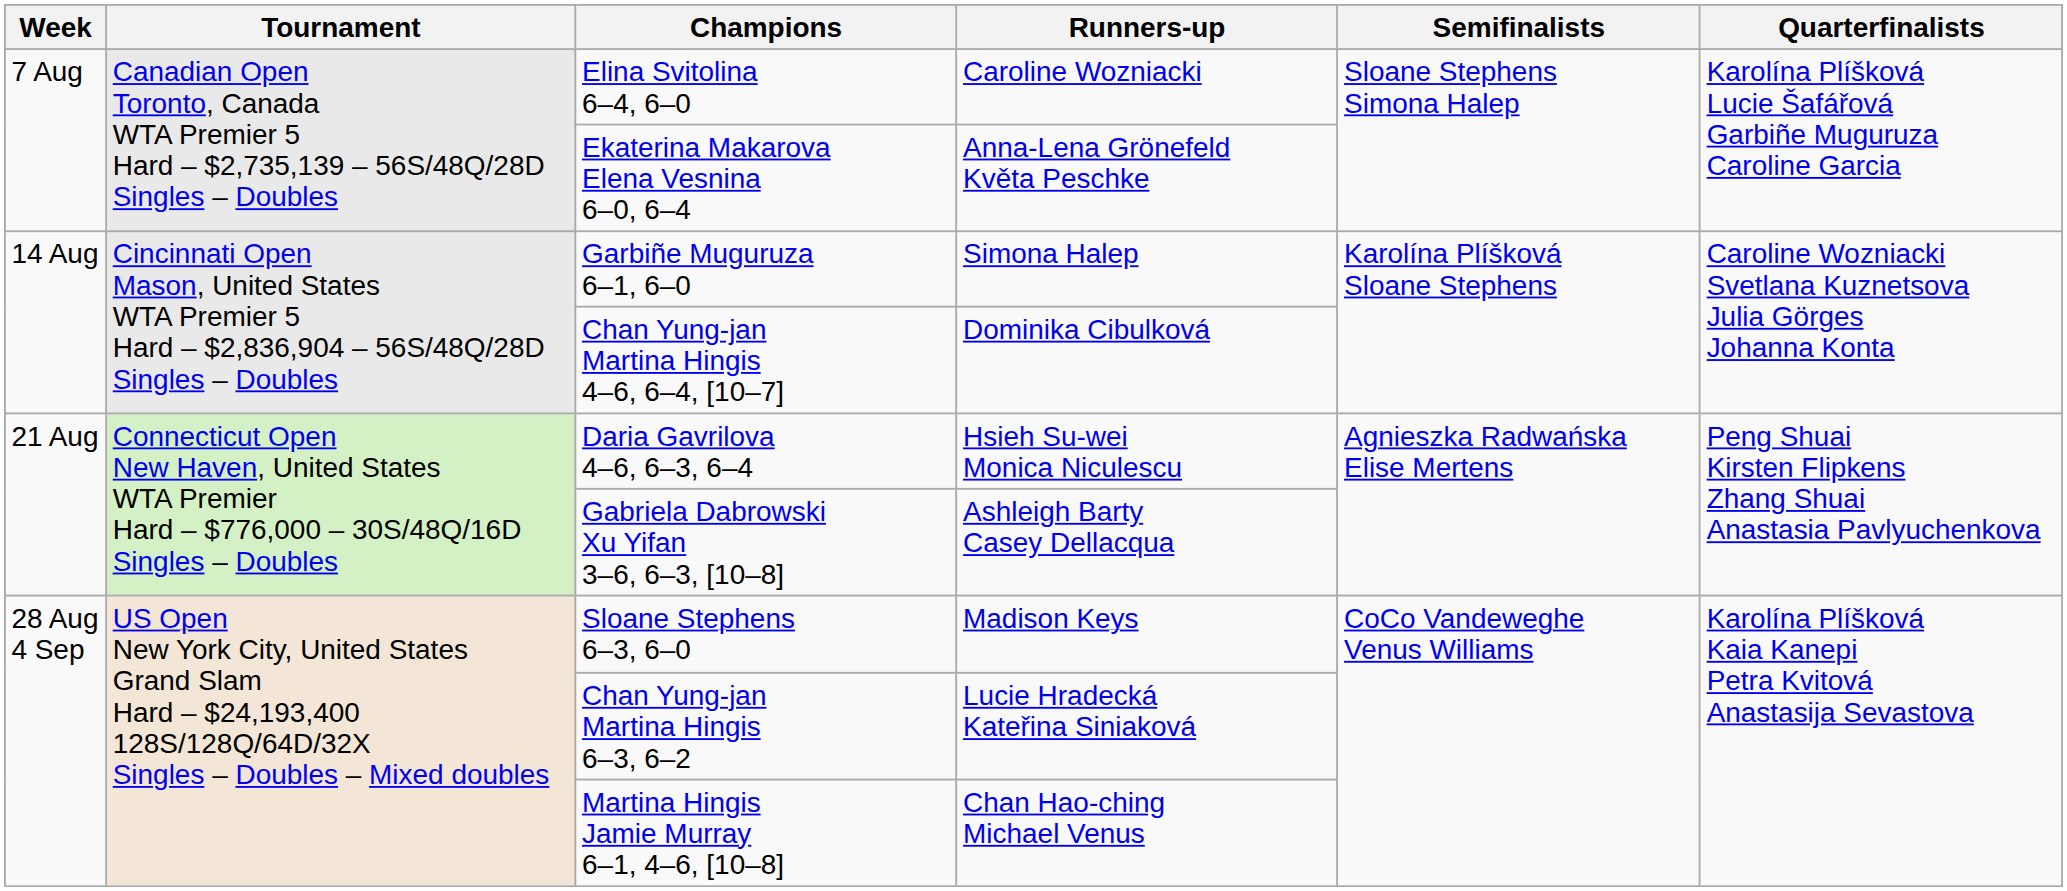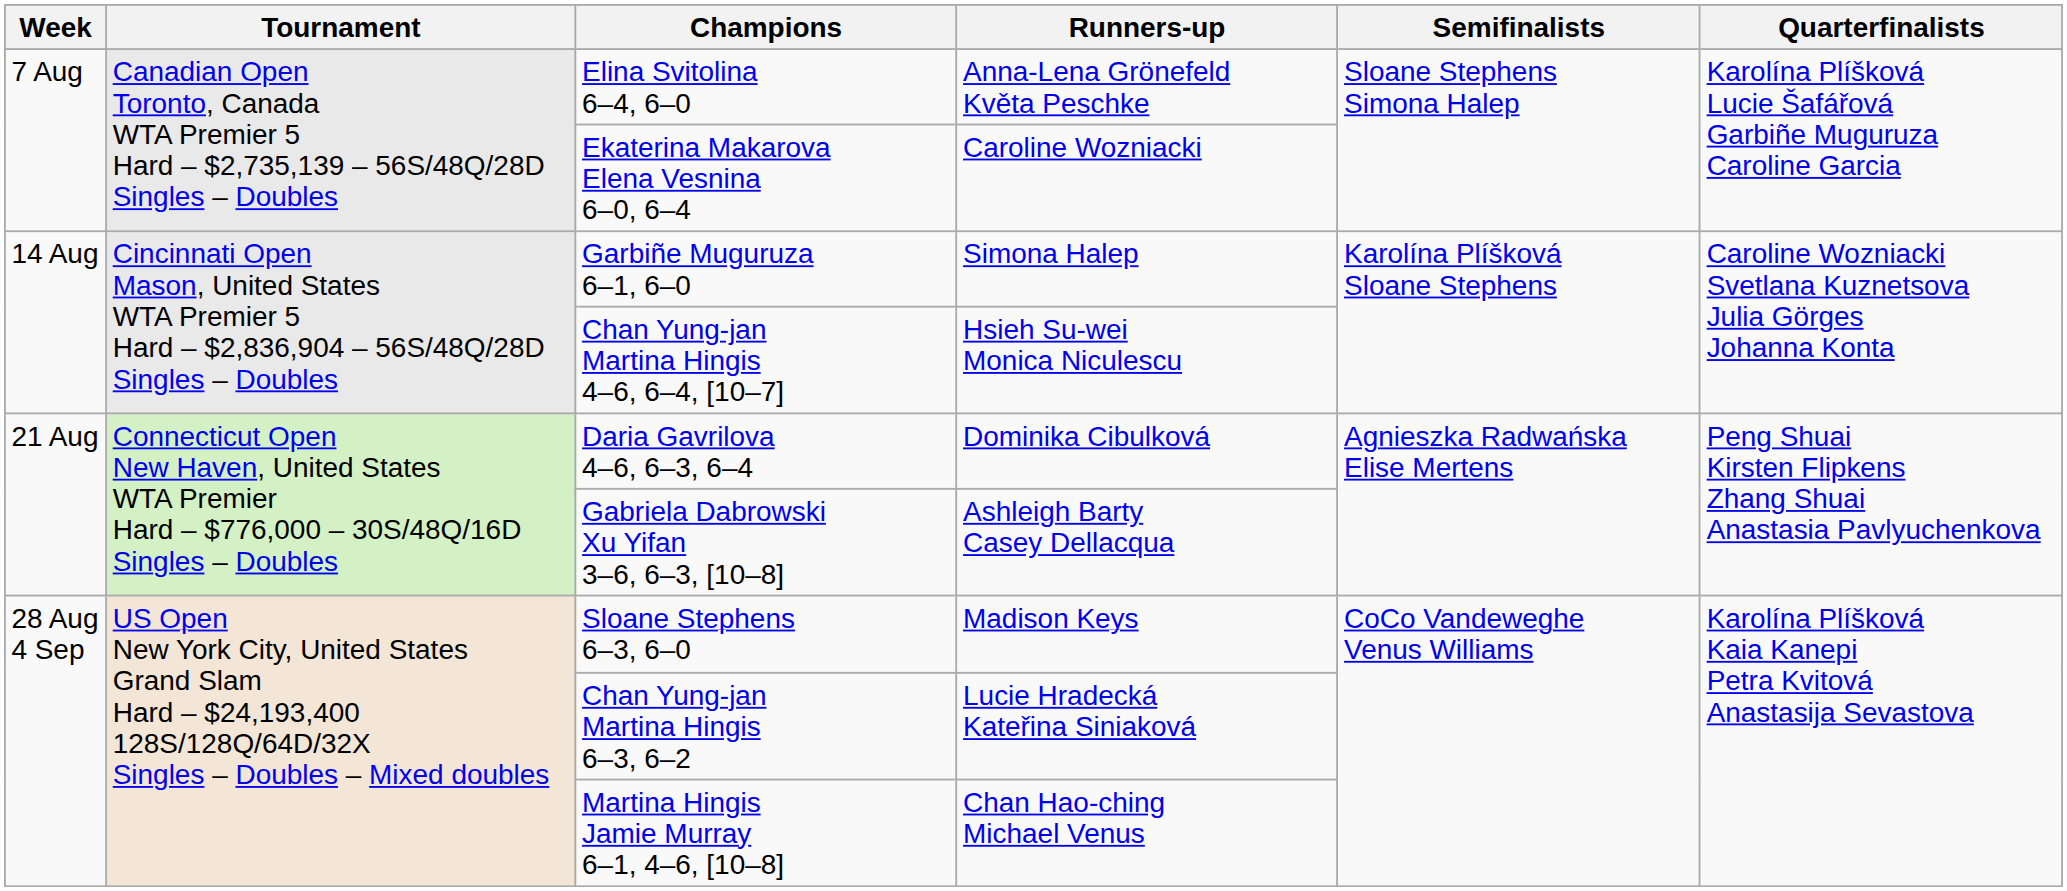(1082, 72) Caroline Wozniacki -> (1097, 87) Anna-Lena Grönefeld Květa Peschke
(1097, 163) Anna-Lena Grönefeld Květa Peschke -> (1082, 147) Caroline Wozniacki
(1087, 329) Dominika Cibulková -> (1073, 345) Hsieh Su-wei Monica Niculescu
(1073, 452) Hsieh Su-wei Monica Niculescu -> (1087, 436) Dominika Cibulková
